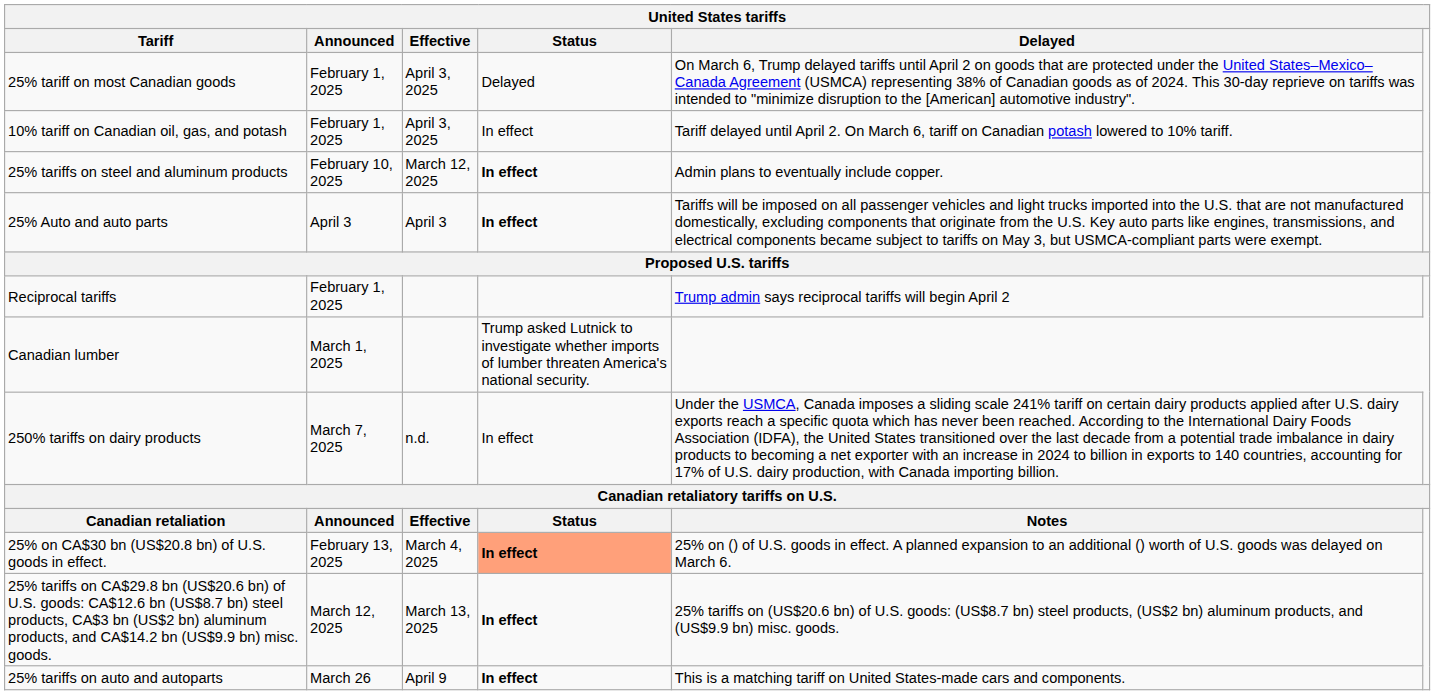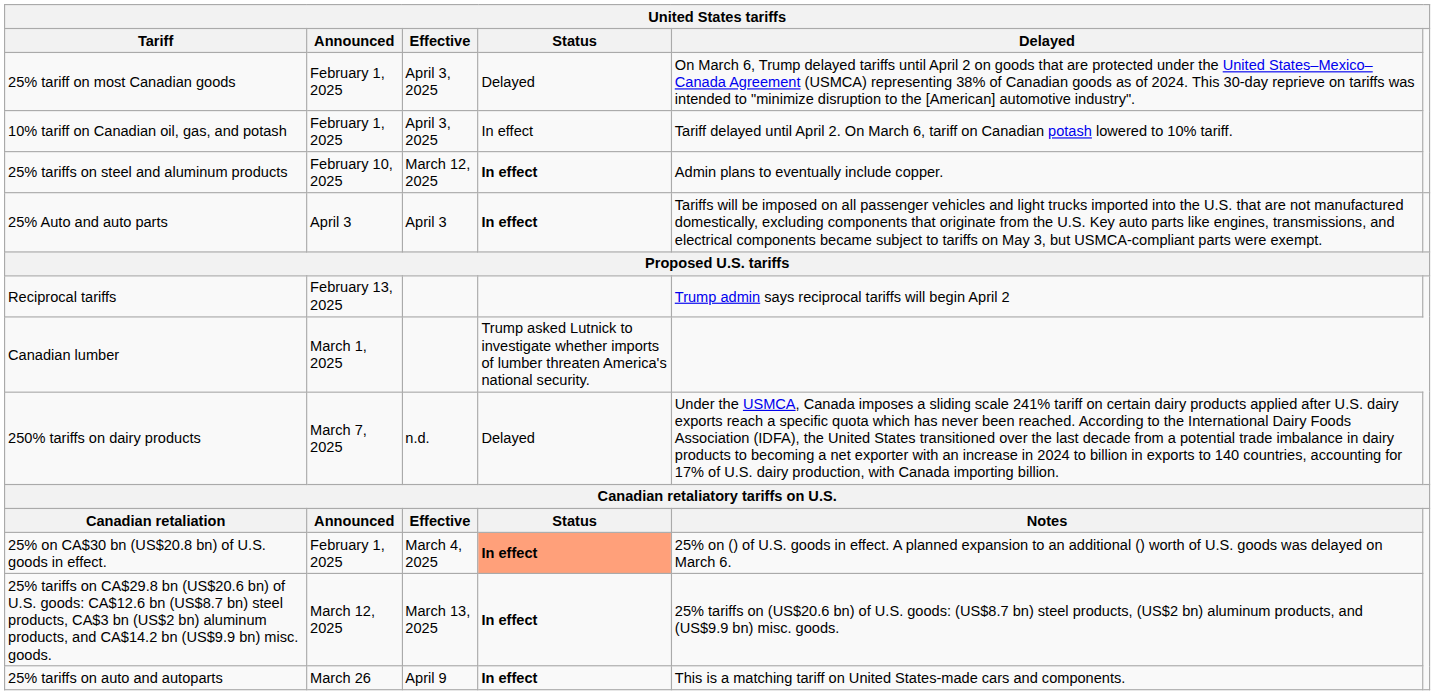(347, 296) February 1, 2025 -> (351, 296) February 13, 2025
(507, 438) In effect -> (508, 438) Delayed
(351, 553) February 13, 2025 -> (347, 553) February 1, 2025
